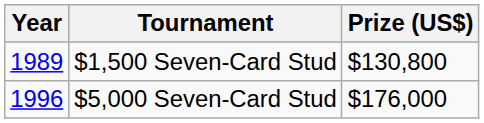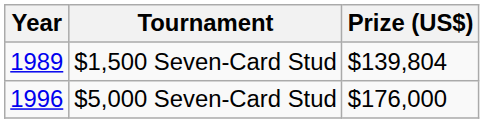(397, 61) $130,800 -> (397, 61) $139,804
